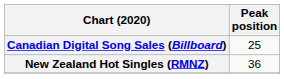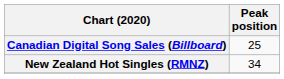(255, 63) 36 -> (255, 63) 34
